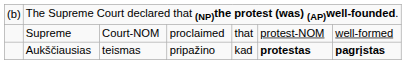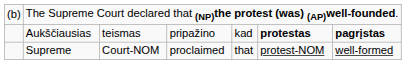rows swapped: (58, 51) <-> (49, 33)
